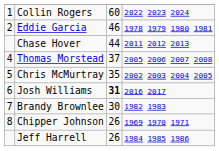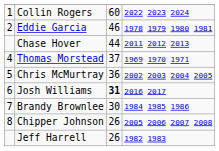(168, 59) 2005 2006 2007 2008 -> (157, 59) 1969 1970 1971
(114, 75) 35 -> (114, 75) 36
(145, 106) 1982 1983 -> (157, 106) 1984 1985 1986
(157, 122) 1969 1970 1971 -> (168, 122) 2005 2006 2007 2008
(157, 138) 1984 1985 1986 -> (145, 138) 1982 1983
